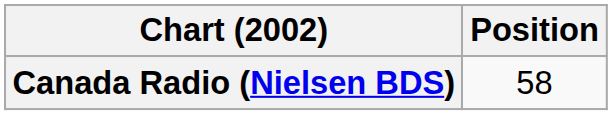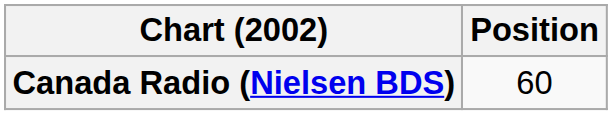(535, 82) 58 -> (535, 82) 60
